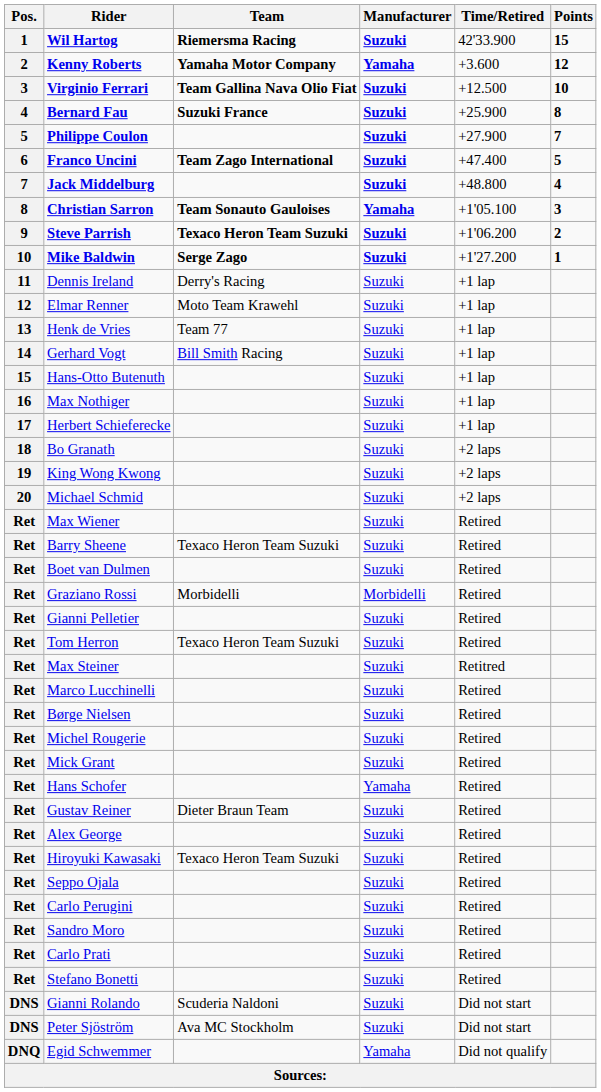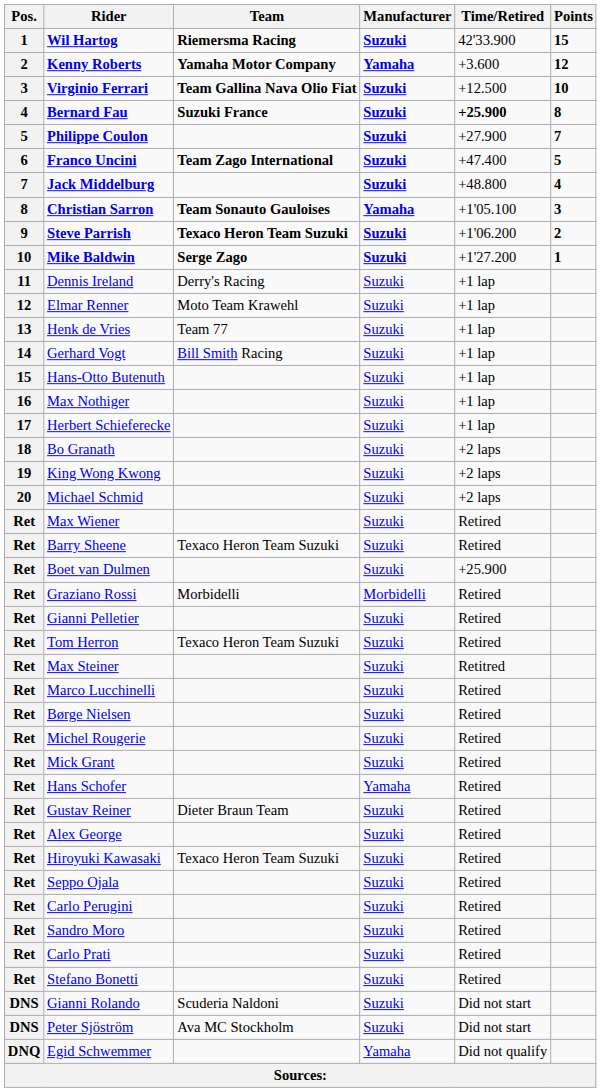(482, 112) normal -> (482, 112) bold
(480, 570) Retired -> (482, 570) +25.900
